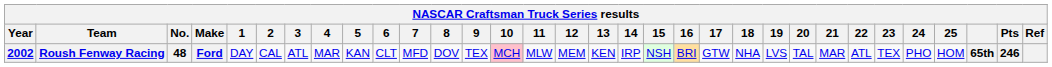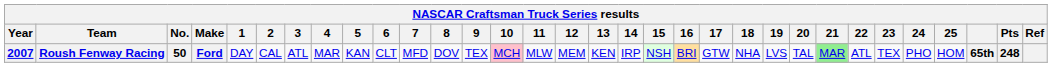(20, 53) 2002 -> (20, 53) 2007
(180, 53) 48 -> (180, 53) 50
(832, 53) no background -> (832, 53) lightgreen background
(1010, 53) 246 -> (1010, 53) 248
